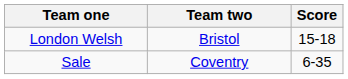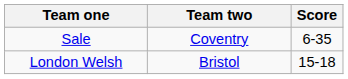rows swapped: (76, 62) <-> (76, 39)
